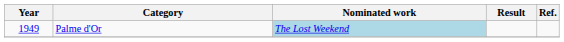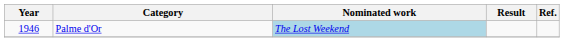(29, 28) 1949 -> (29, 28) 1946
